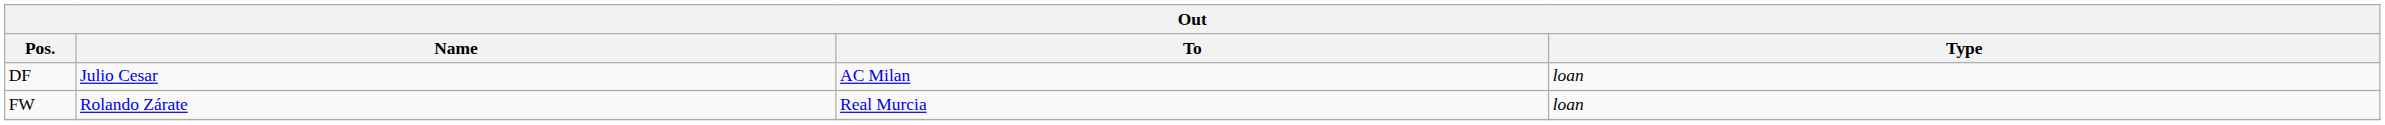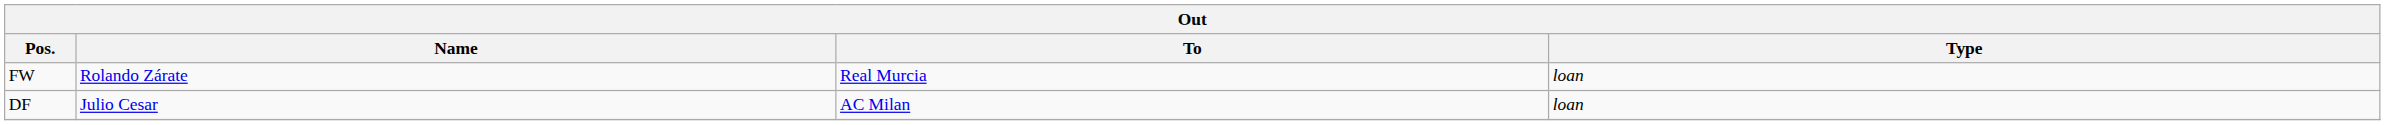rows swapped: (20, 76) <-> (22, 105)
